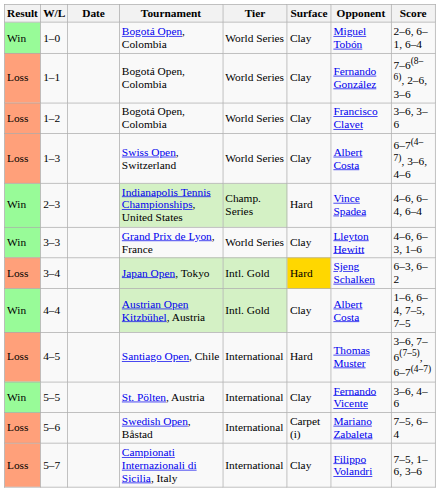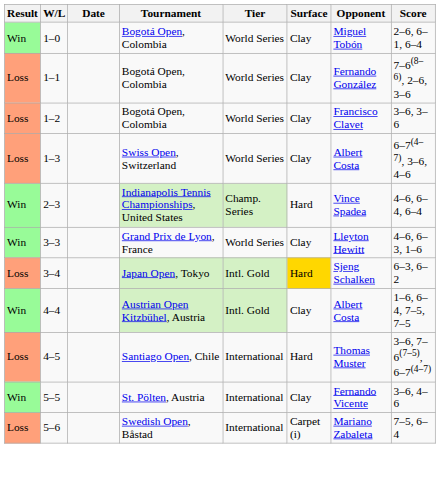- row: (52, 465)
